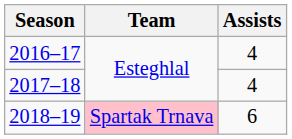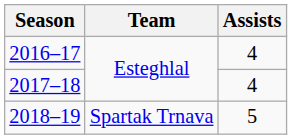(152, 117) pink background -> (152, 117) no background
(252, 117) 6 -> (252, 117) 5
